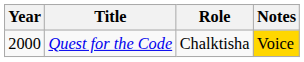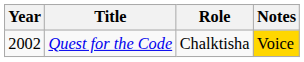(25, 43) 2000 -> (25, 43) 2002
